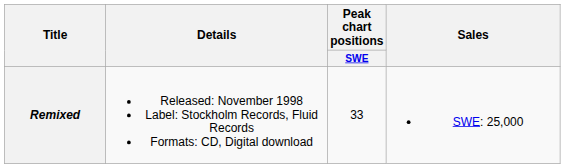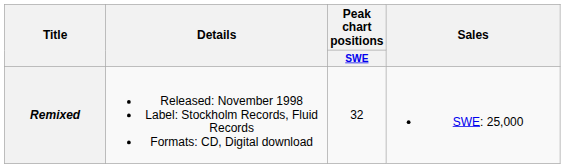(357, 115) 33 -> (357, 115) 32
